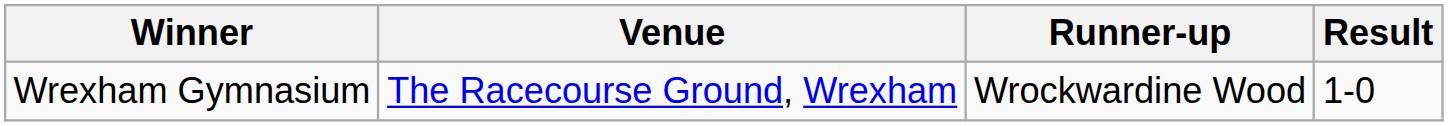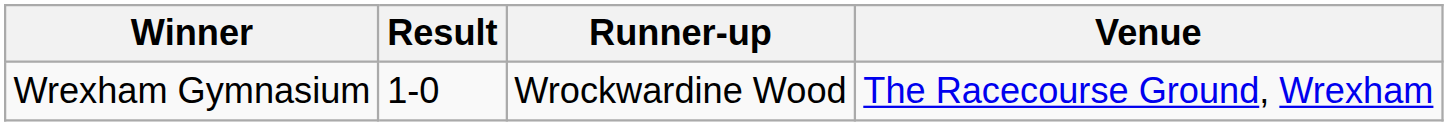columns swapped: (1378, 33) <-> (672, 33)
